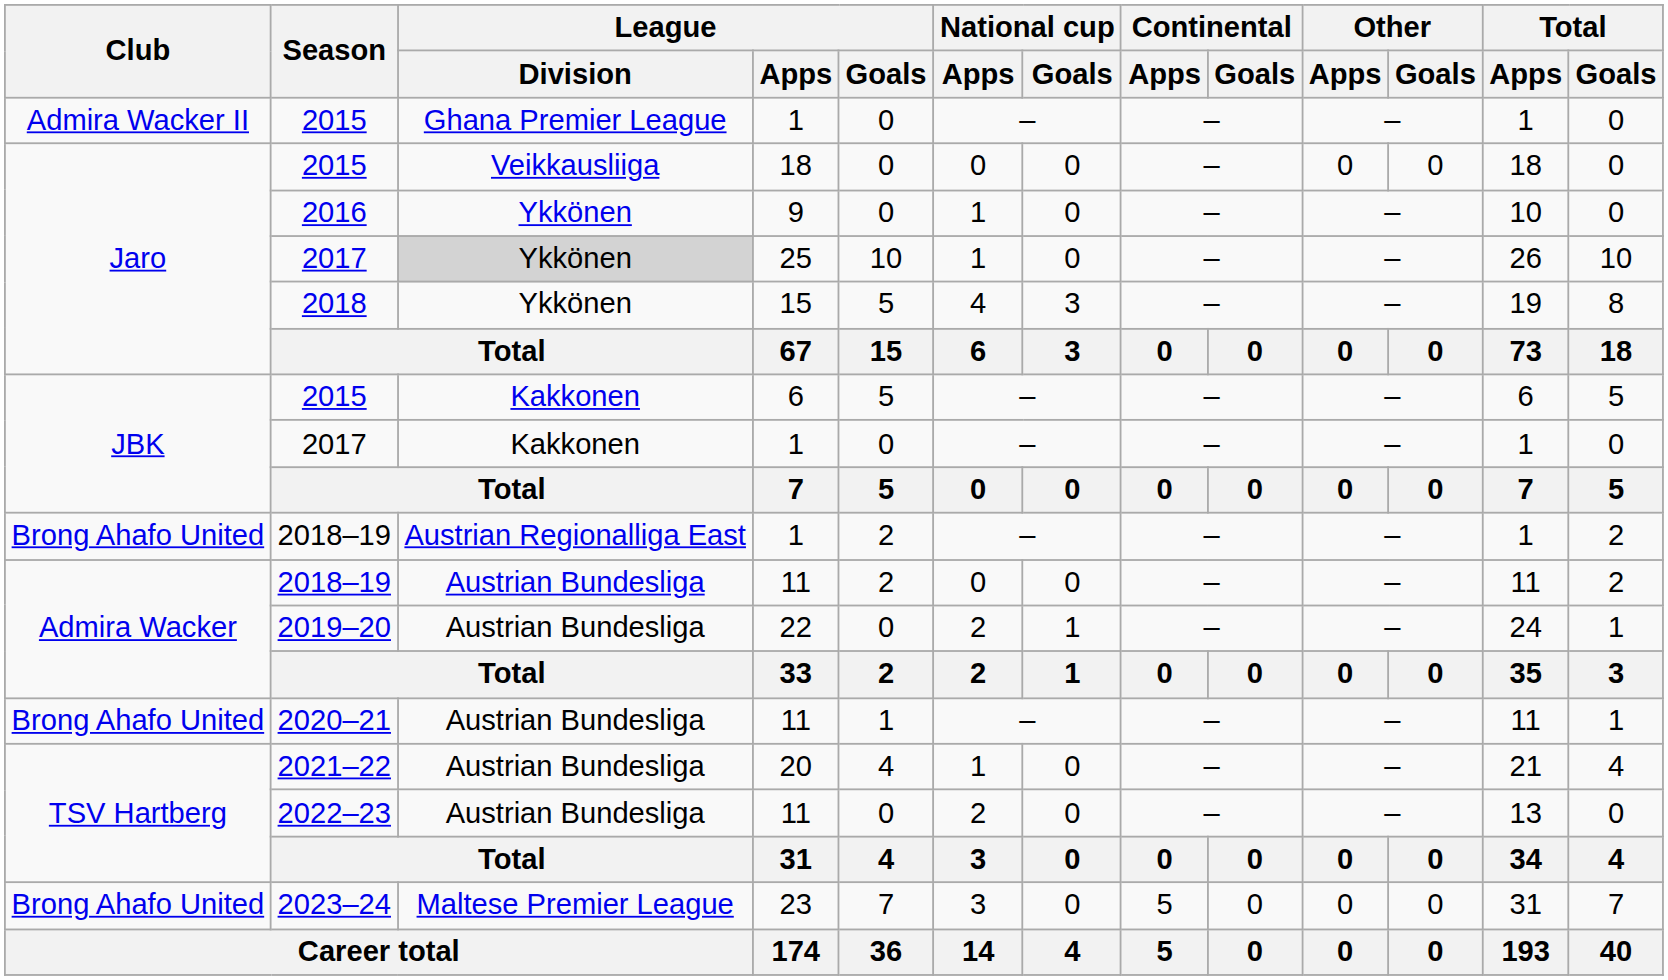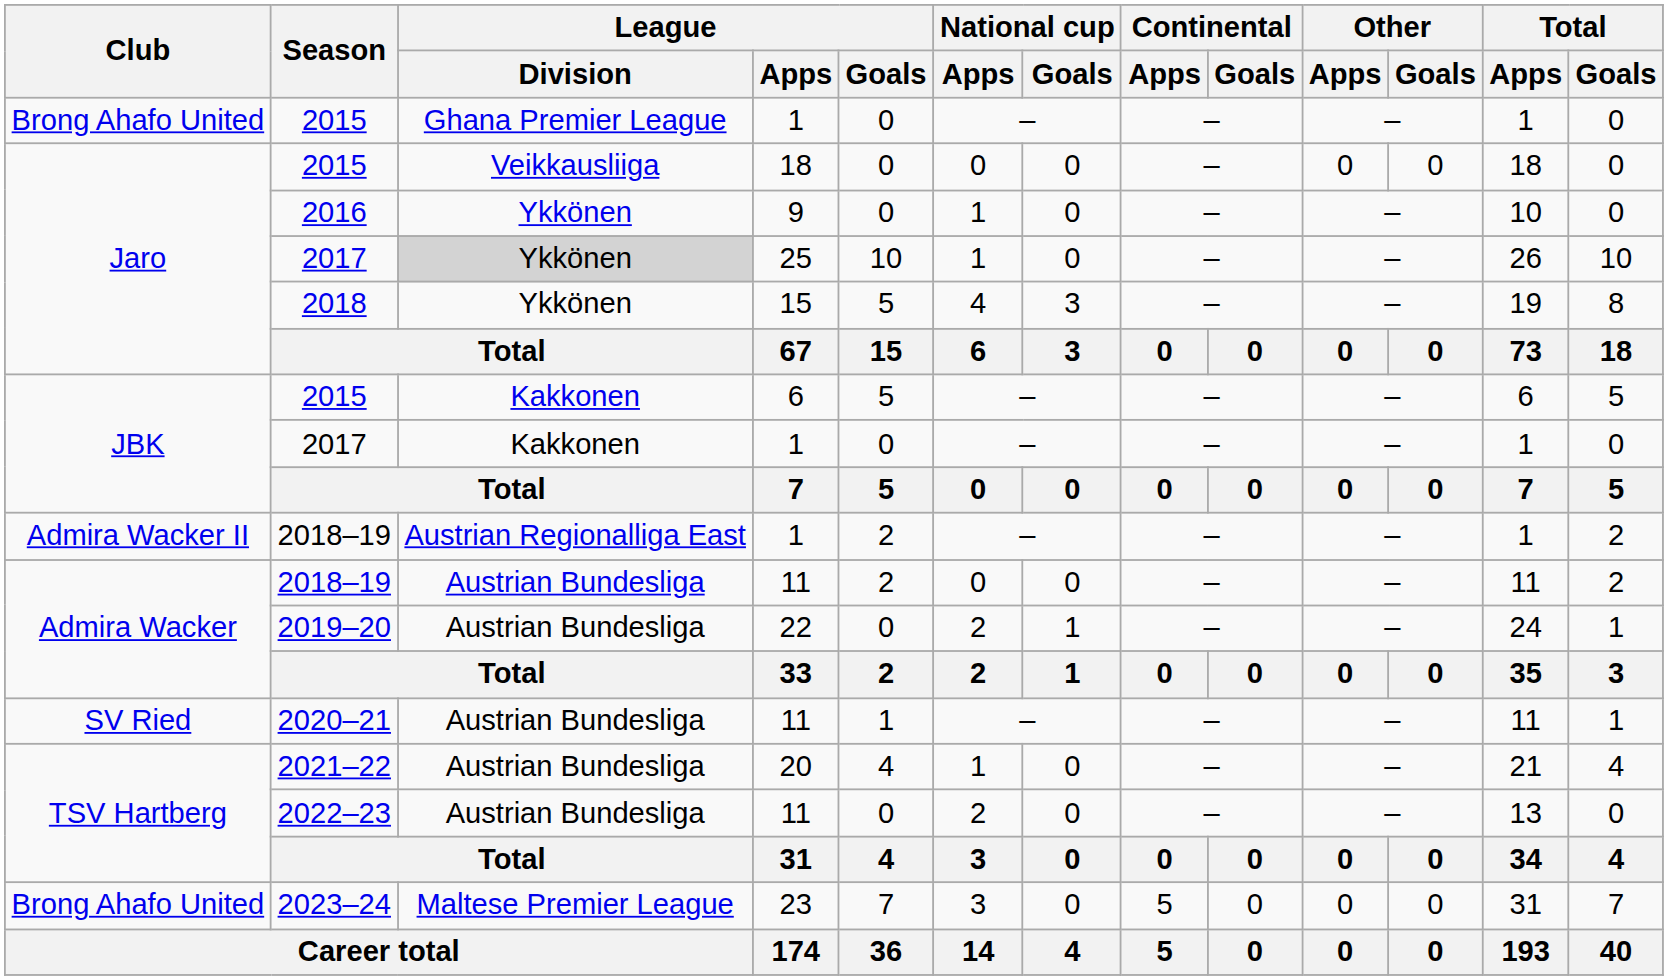(138, 119) Admira Wacker II -> (138, 119) Brong Ahafo United
(138, 535) Brong Ahafo United -> (138, 535) Admira Wacker II
(138, 720) Brong Ahafo United -> (138, 720) SV Ried
